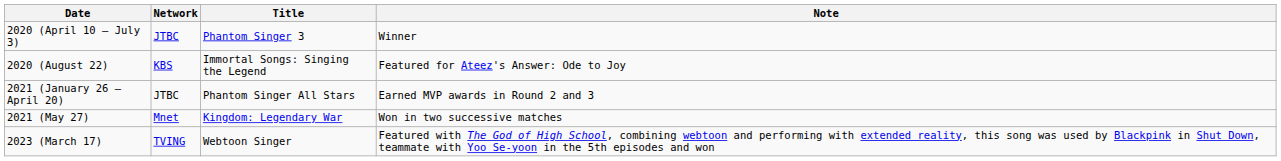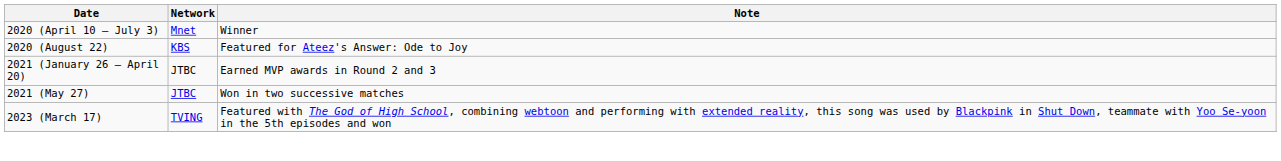- column: (288, 13)
(166, 36) JTBC -> (184, 30) Mnet
(166, 118) Mnet -> (184, 94) JTBC
